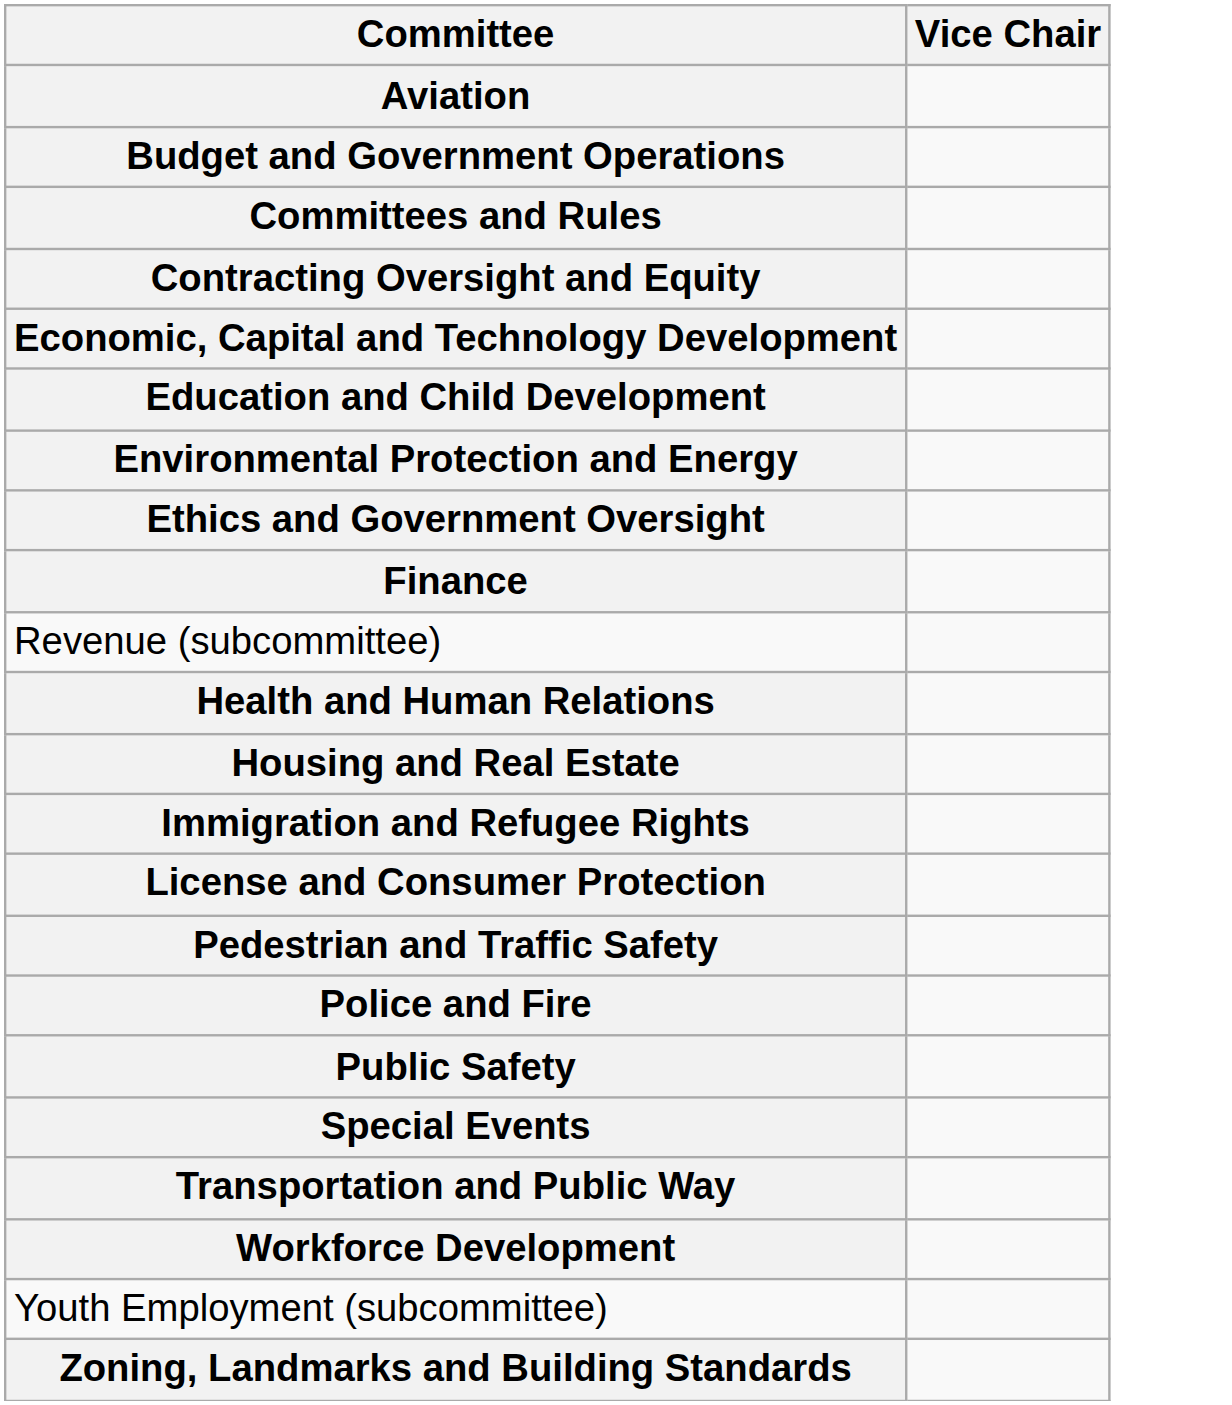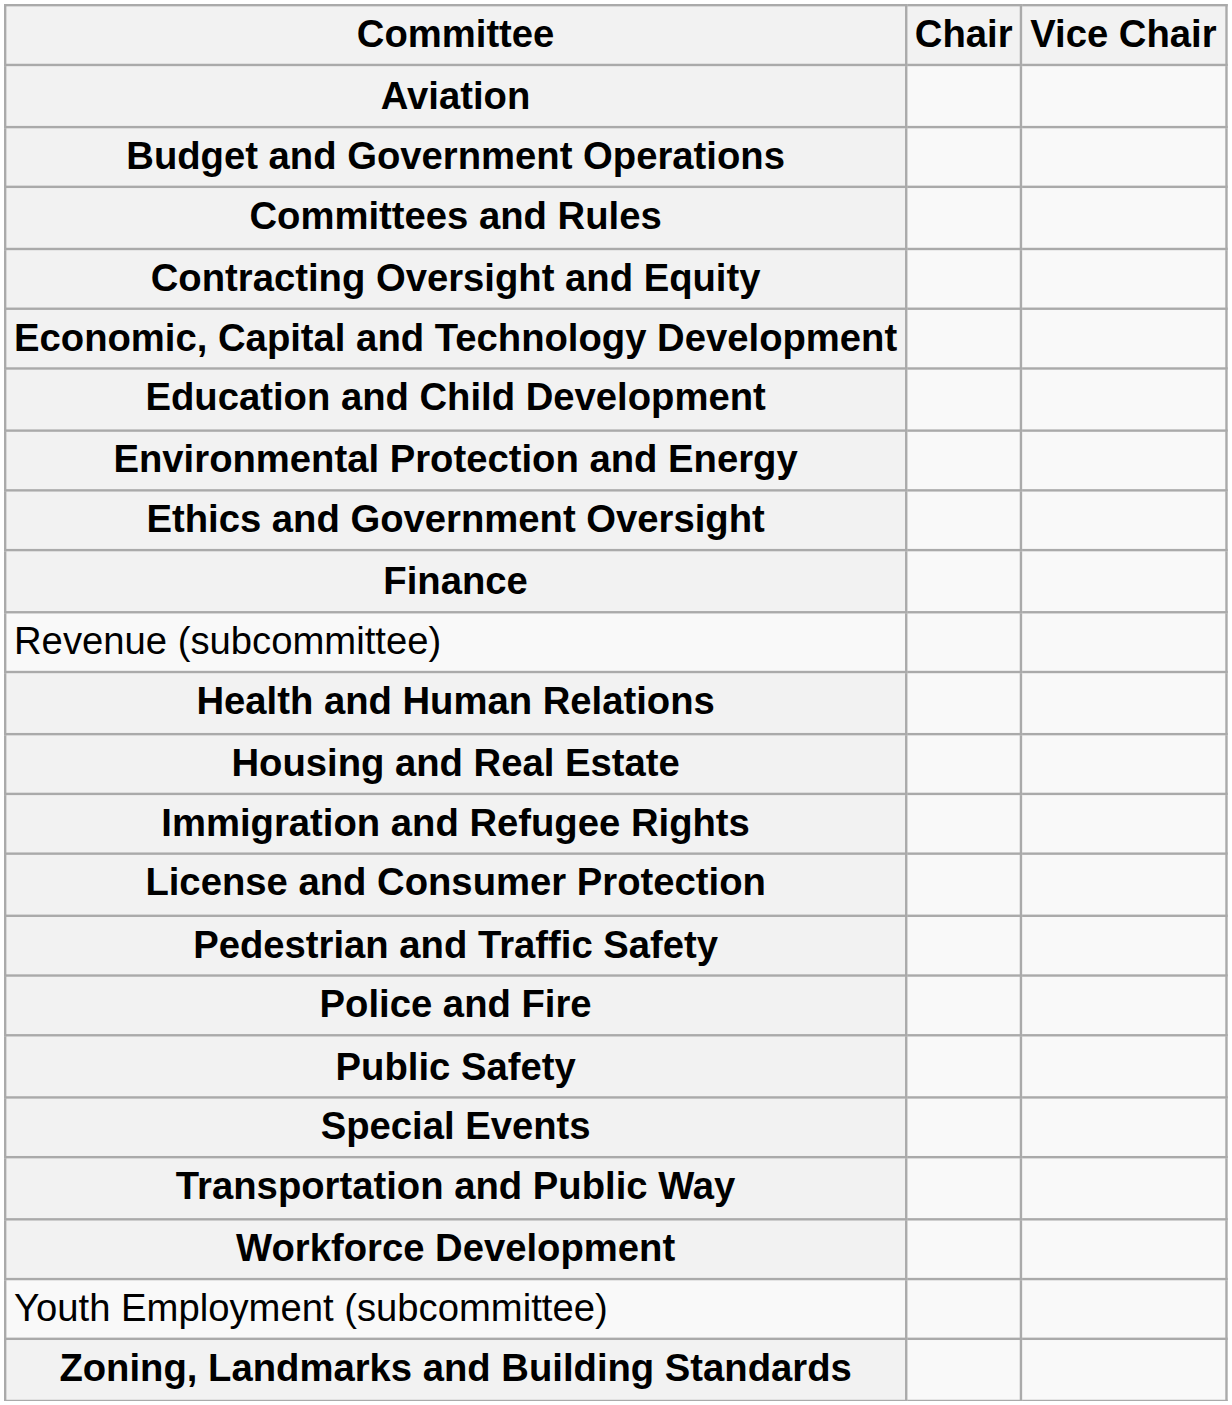+ column: (964, 34)
